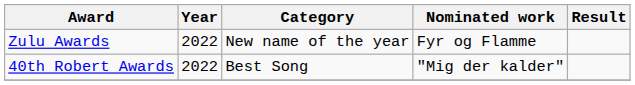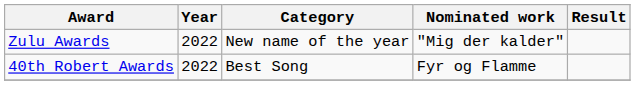(477, 42) Fyr og Flamme -> (490, 42) "Mig der kalder"
(490, 67) "Mig der kalder" -> (477, 67) Fyr og Flamme
